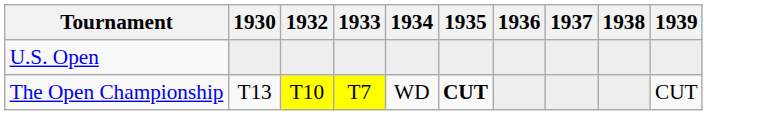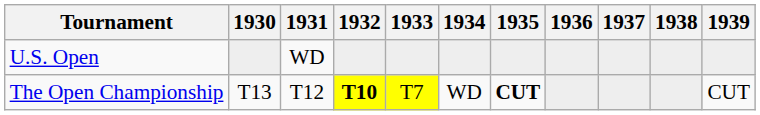+ column: (307, 22)
(307, 92) normal -> (359, 92) bold
